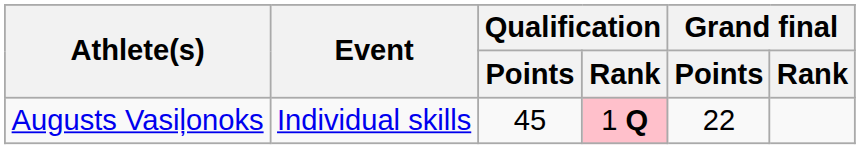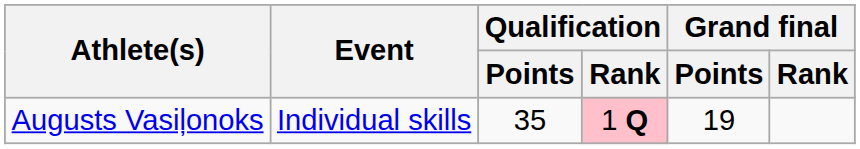(530, 119) 45 -> (530, 119) 35
(719, 119) 22 -> (719, 119) 19
